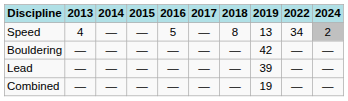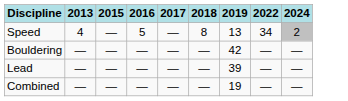- column: (111, 13)
